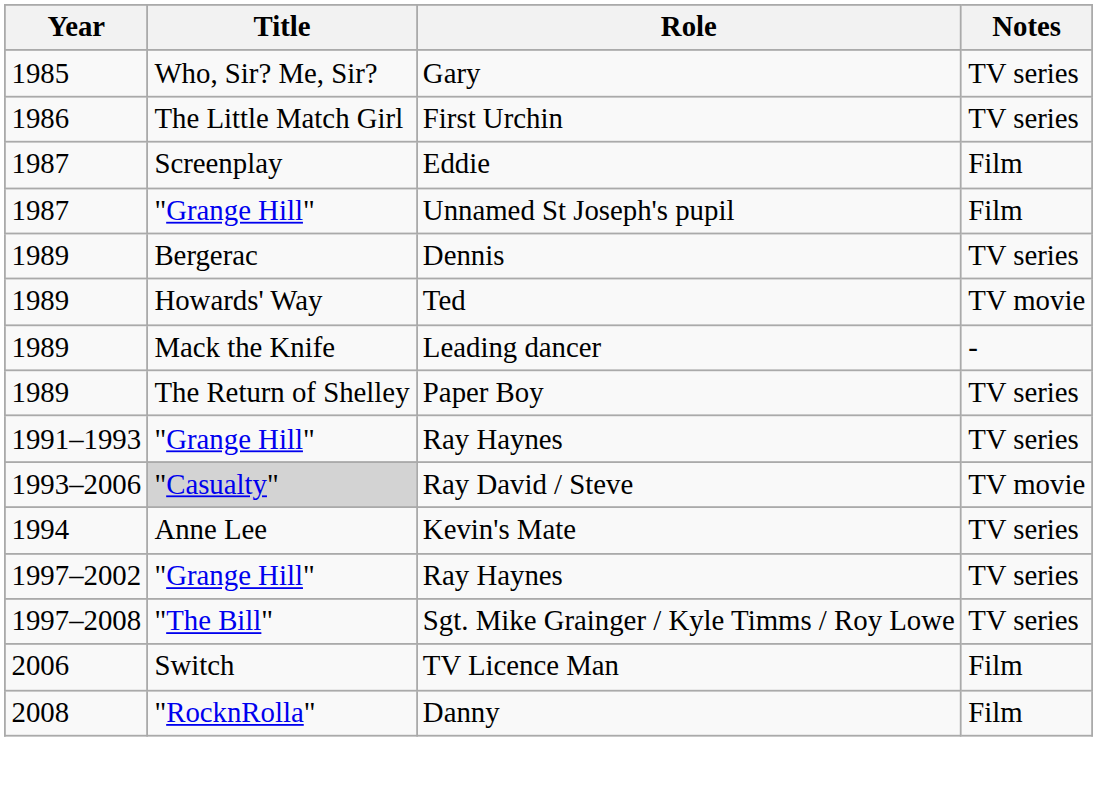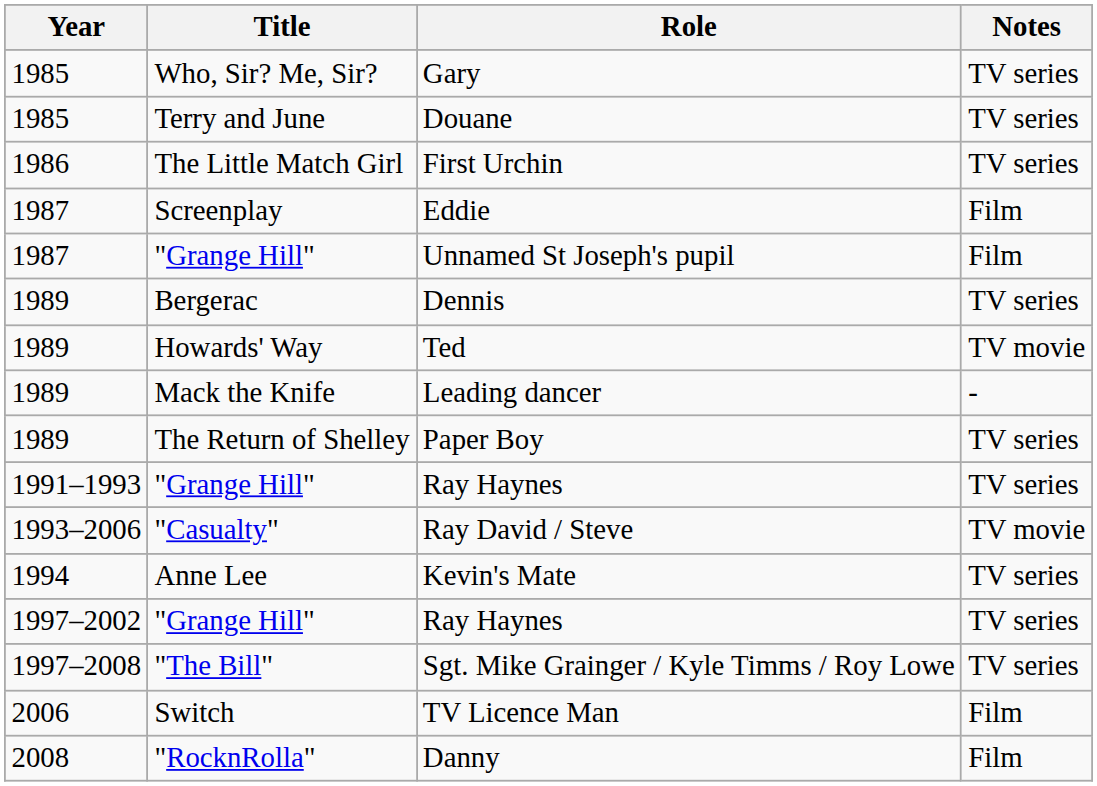+ row: (40, 118)
(217, 484) lightgrey background -> (217, 529) no background
